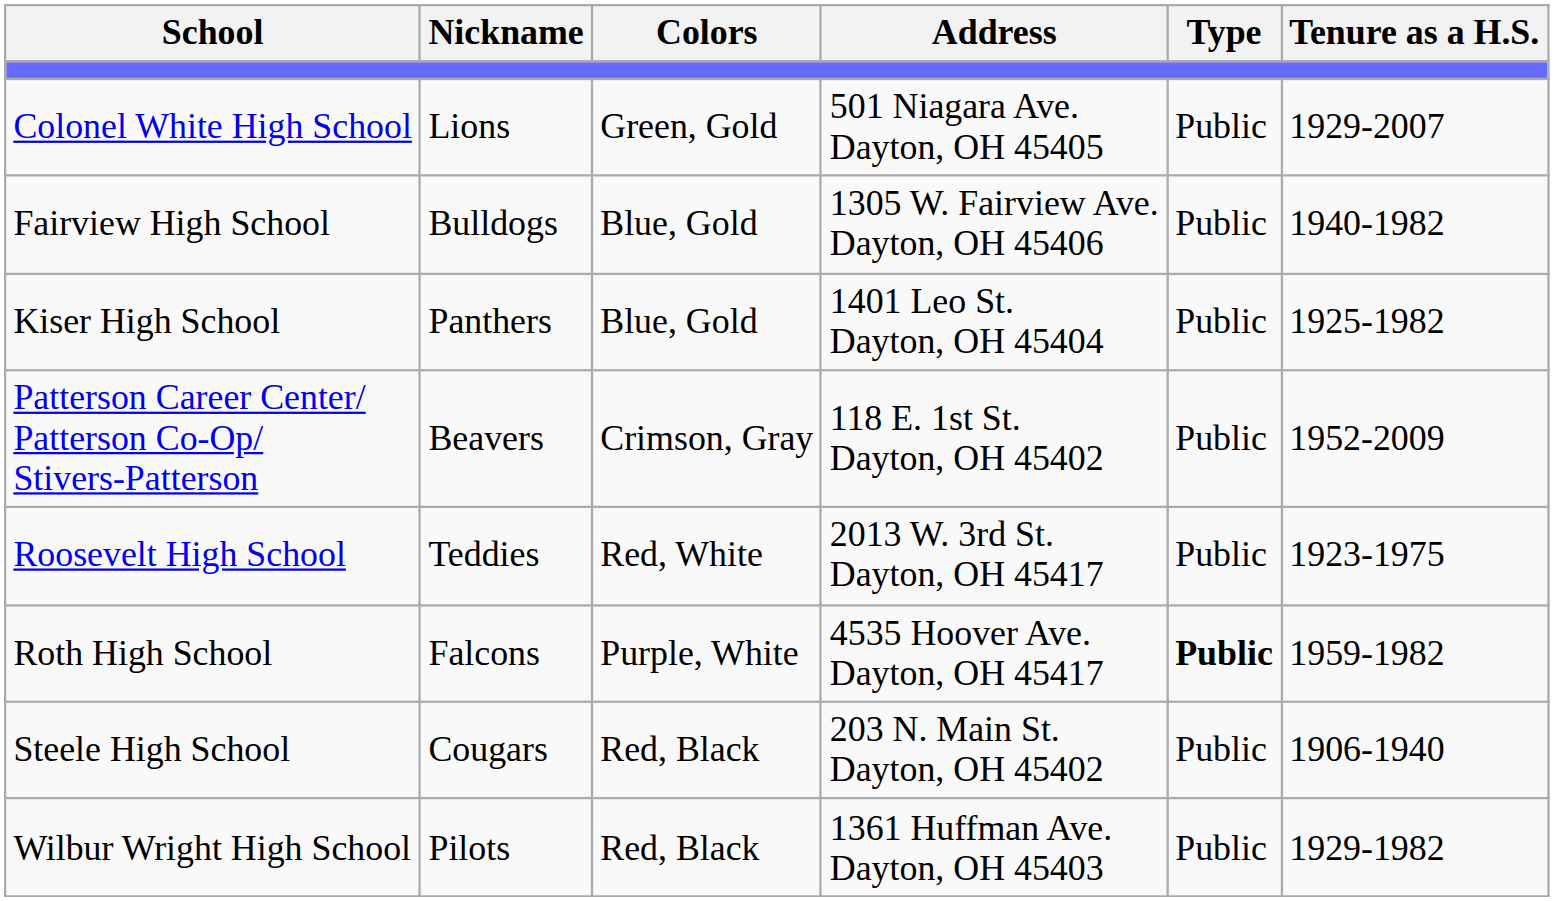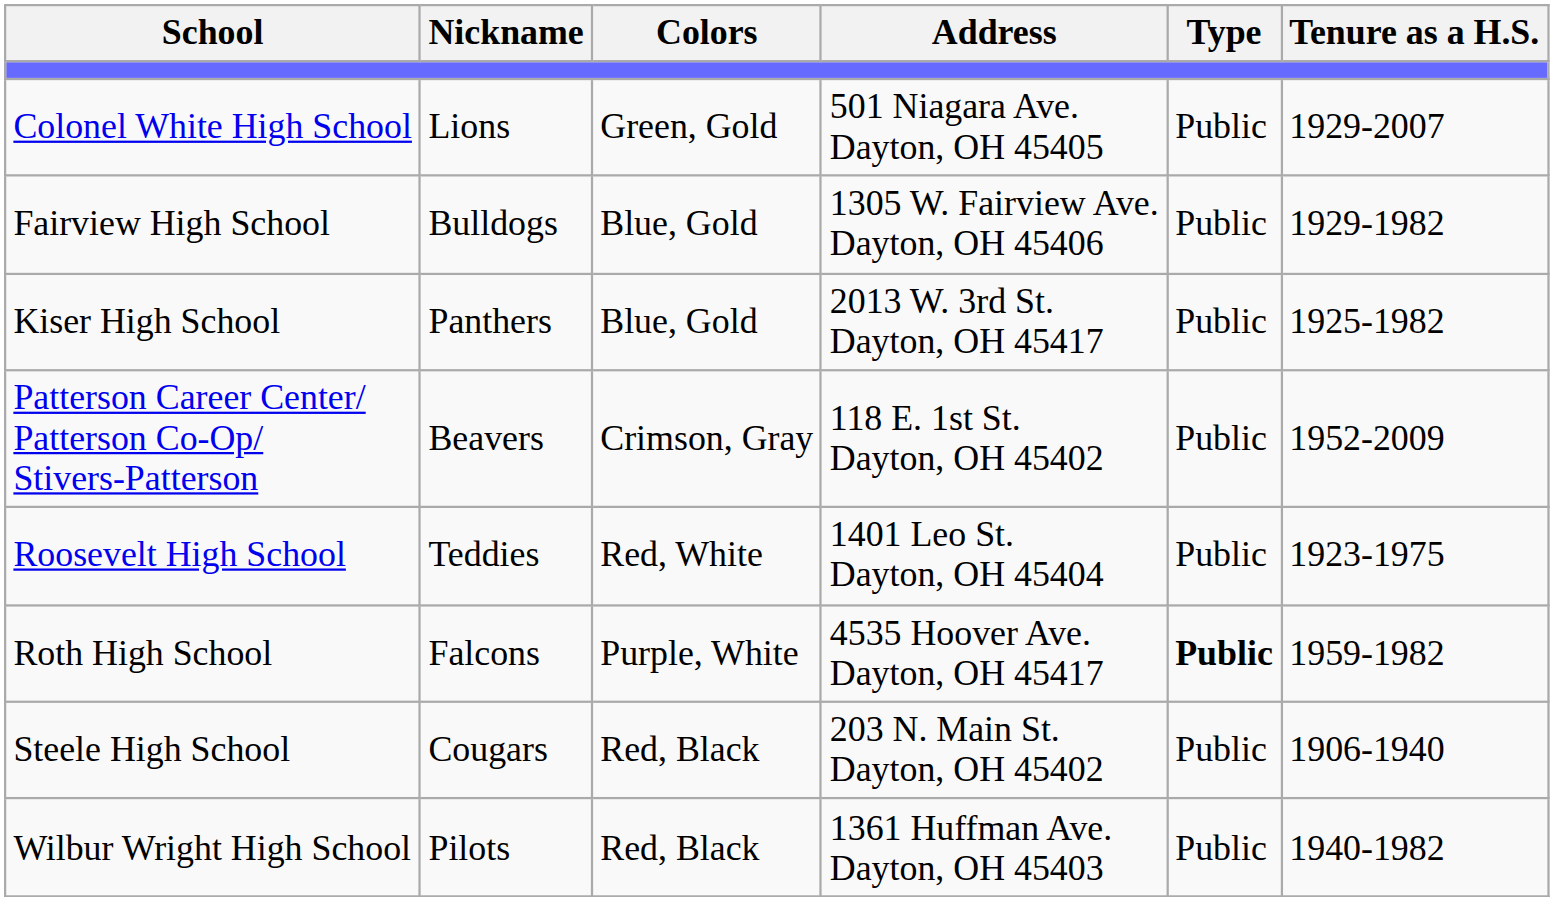(1367, 223) 1940-1982 -> (1367, 223) 1929-1982
(967, 320) 1401 Leo St. Dayton, OH 45404 -> (967, 320) 2013 W. 3rd St. Dayton, OH 45417
(967, 555) 2013 W. 3rd St. Dayton, OH 45417 -> (967, 555) 1401 Leo St. Dayton, OH 45404
(1367, 846) 1929-1982 -> (1367, 846) 1940-1982
